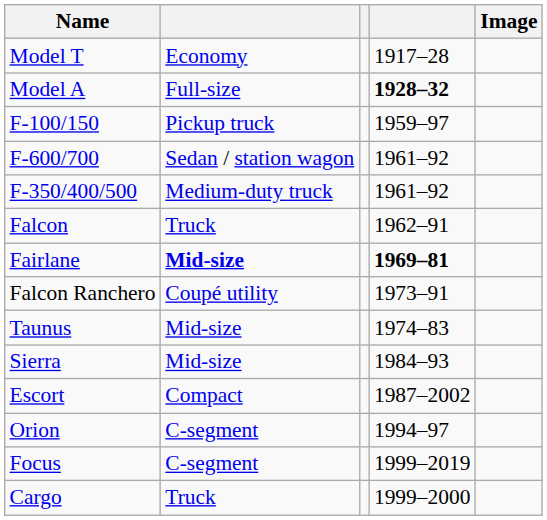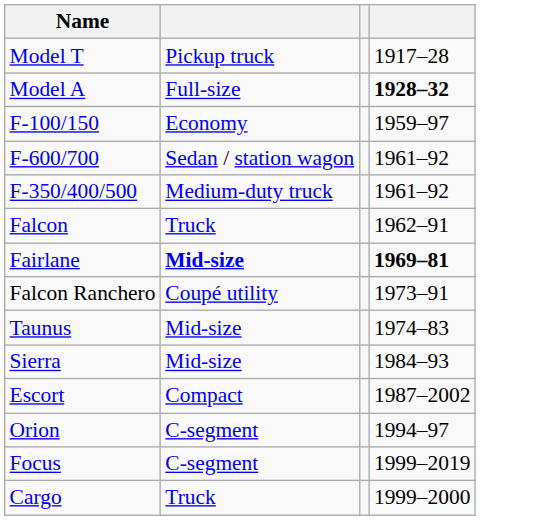- column: (509, 21)
(206, 55) Economy -> (220, 55) Pickup truck
(220, 123) Pickup truck -> (206, 123) Economy
